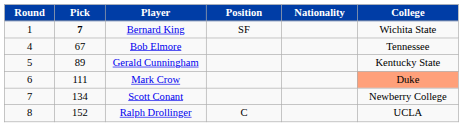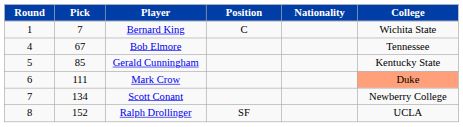(80, 29) bold -> (80, 29) normal
(244, 29) SF -> (244, 29) C
(80, 63) 89 -> (80, 63) 85
(244, 113) C -> (244, 113) SF
